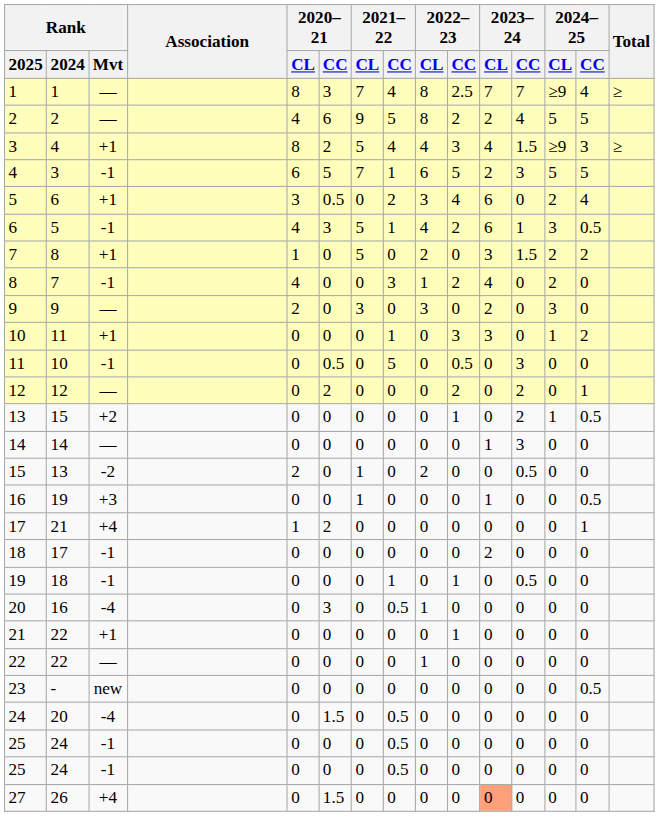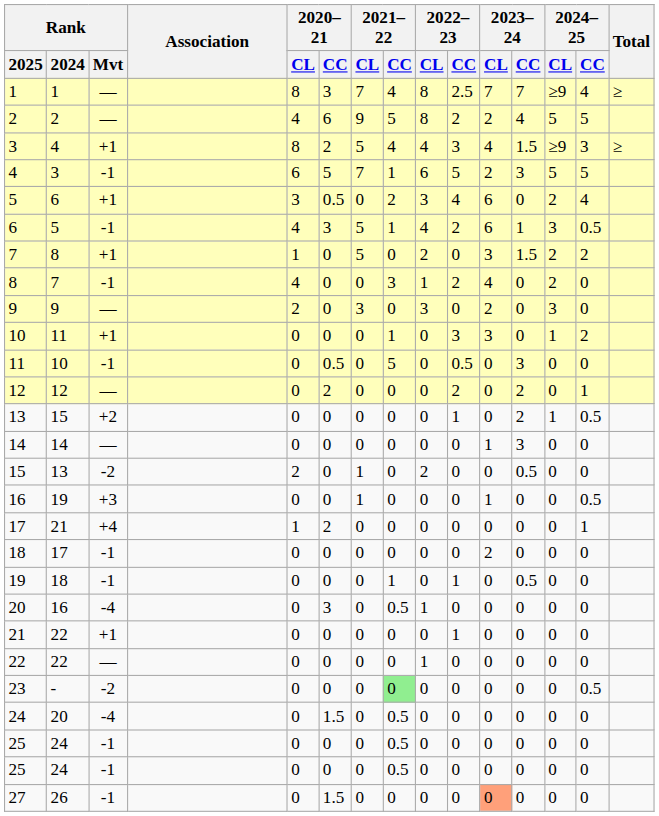(108, 688) new -> (108, 688) -2
(391, 688) no background -> (391, 688) lightgreen background
(108, 797) +4 -> (108, 797) -1
